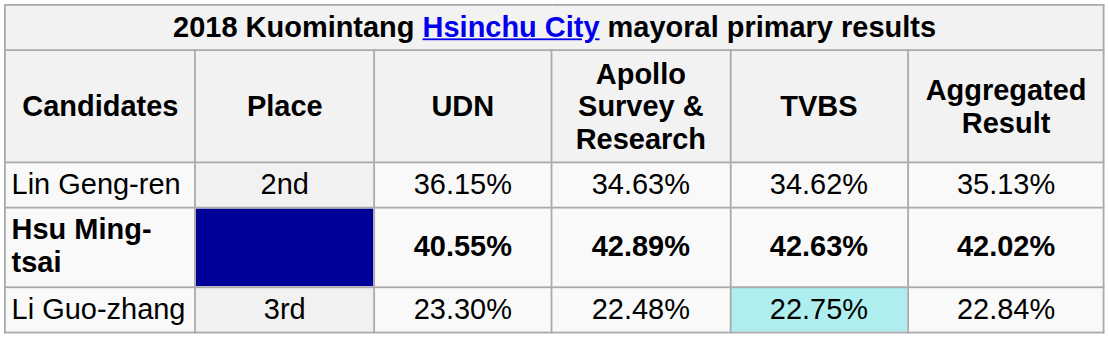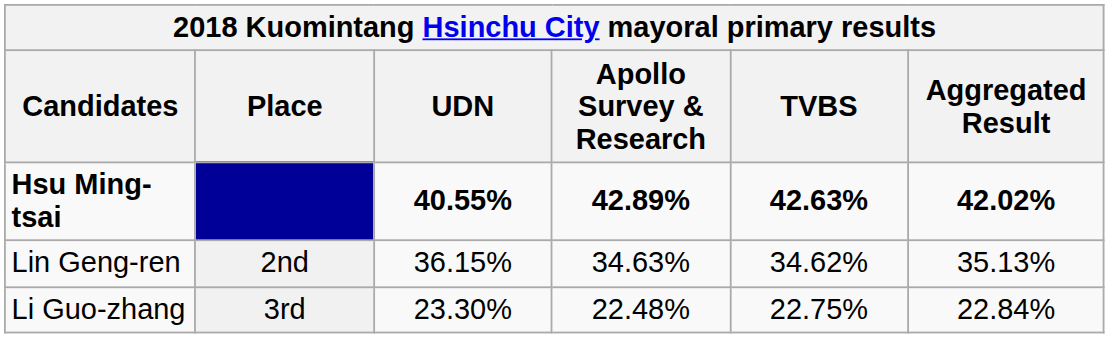rows swapped: (82, 246) <-> (96, 184)
(819, 308) paleturquoise background -> (819, 308) no background
